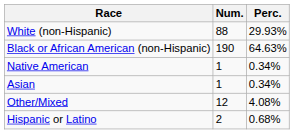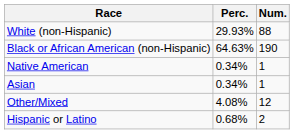columns swapped: (230, 13) <-> (268, 13)
